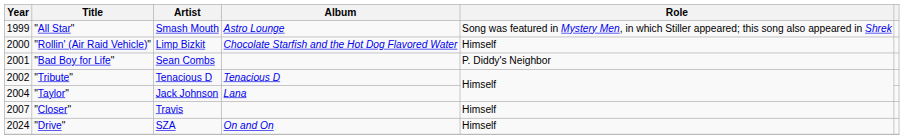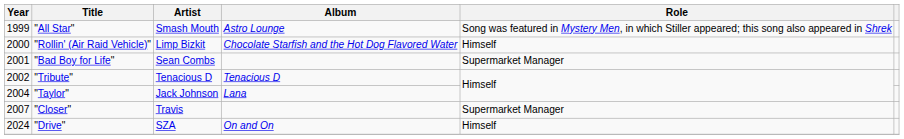(506, 61) P. Diddy's Neighbor -> (513, 61) Supermarket Manager
(479, 110) Himself -> (513, 110) Supermarket Manager
